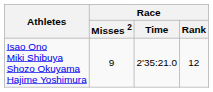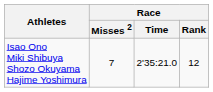(112, 63) 9 -> (112, 63) 7
